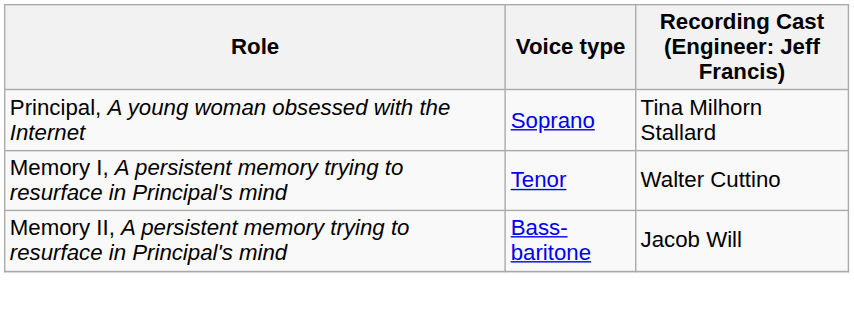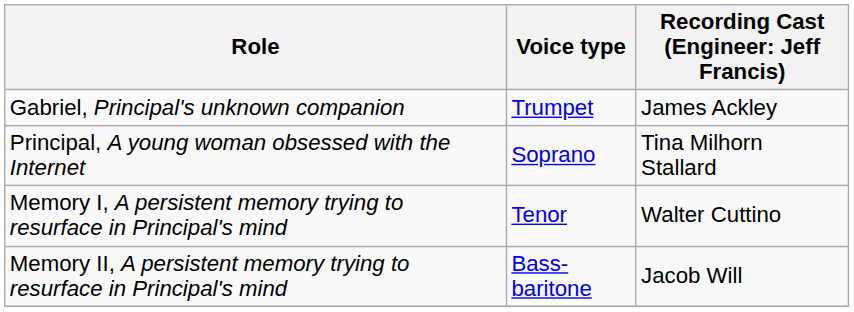+ row: (207, 107)
